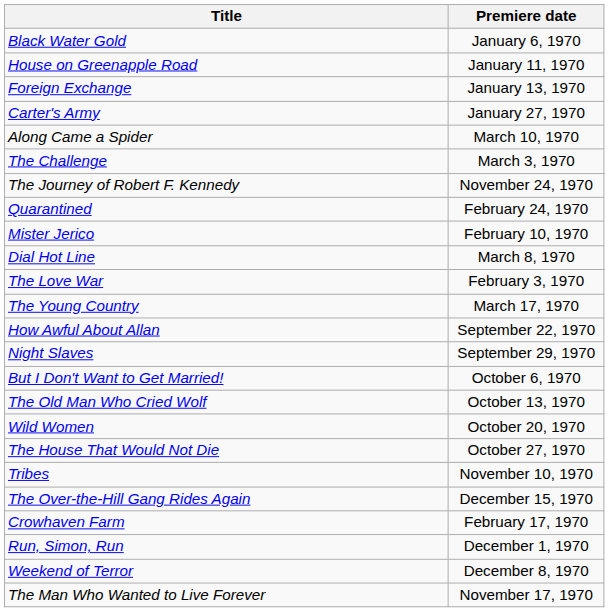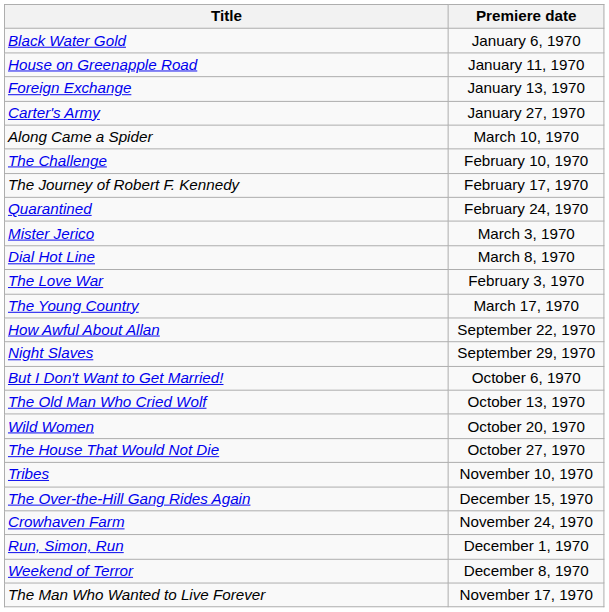(526, 161) March 3, 1970 -> (526, 161) February 10, 1970
(526, 185) November 24, 1970 -> (526, 185) February 17, 1970
(526, 233) February 10, 1970 -> (526, 233) March 3, 1970
(526, 522) February 17, 1970 -> (526, 522) November 24, 1970
